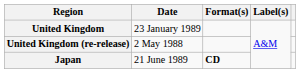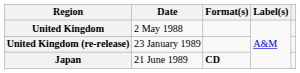(167, 28) 23 January 1989 -> (158, 28) 2 May 1988
(158, 44) 2 May 1988 -> (167, 44) 23 January 1989
